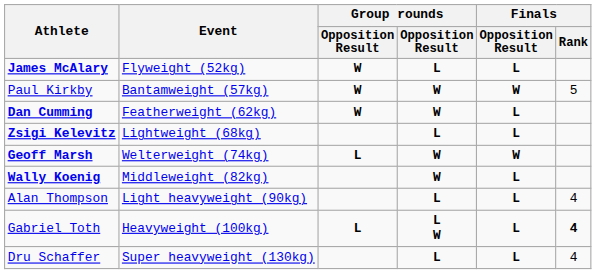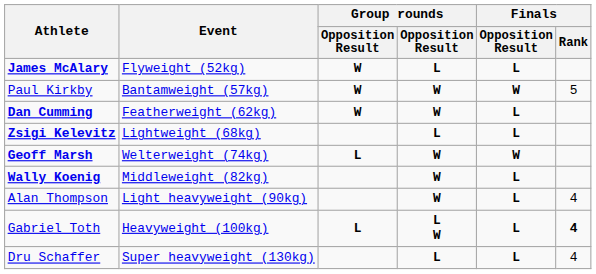(437, 199) L -> (437, 199) W
